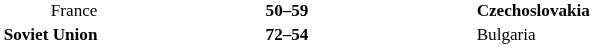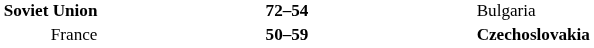rows swapped: (74, 10) <-> (51, 34)
